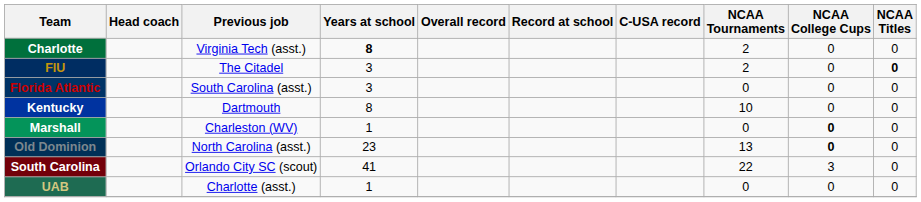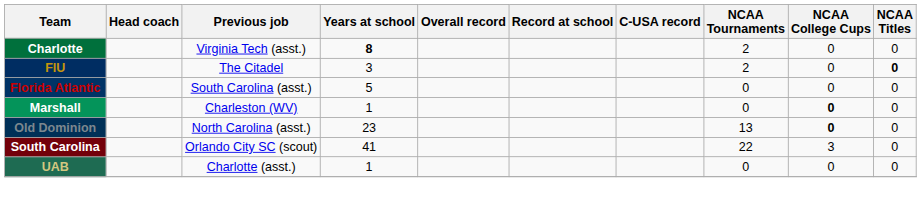(369, 88) 3 -> (369, 88) 5
- row: (55, 108)
